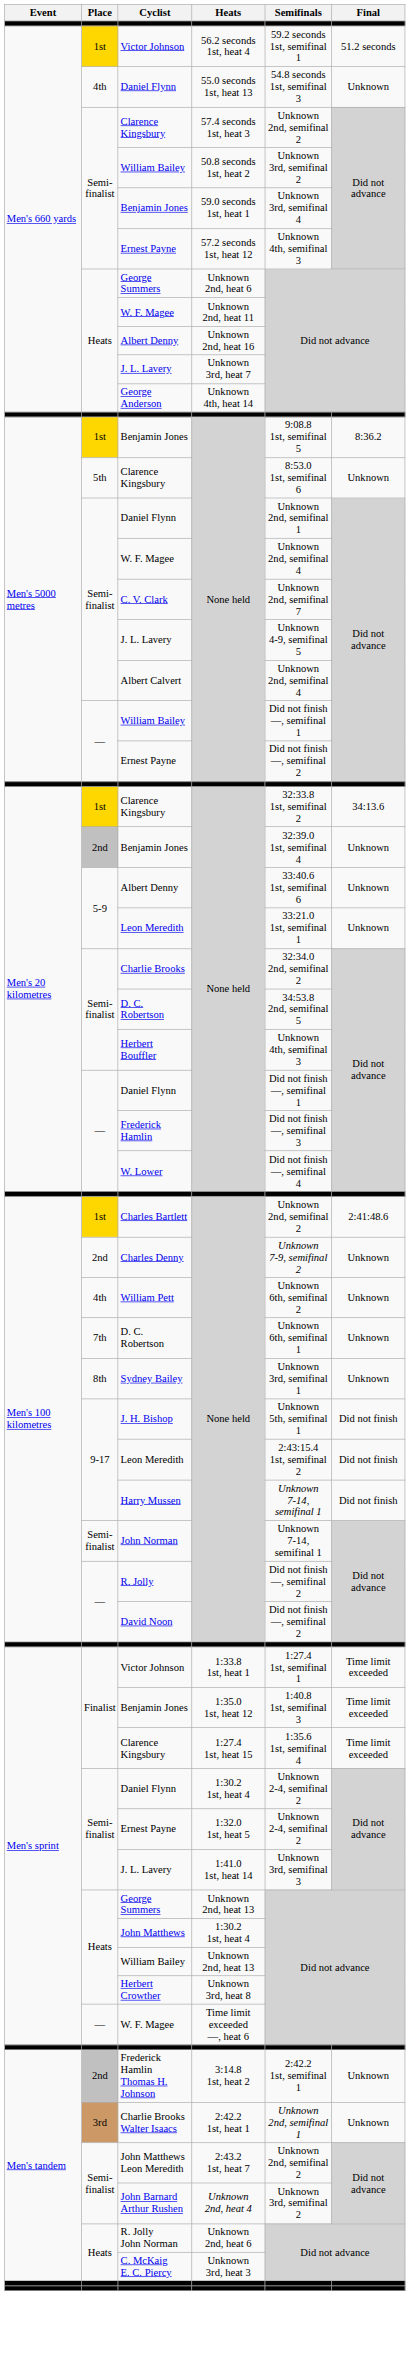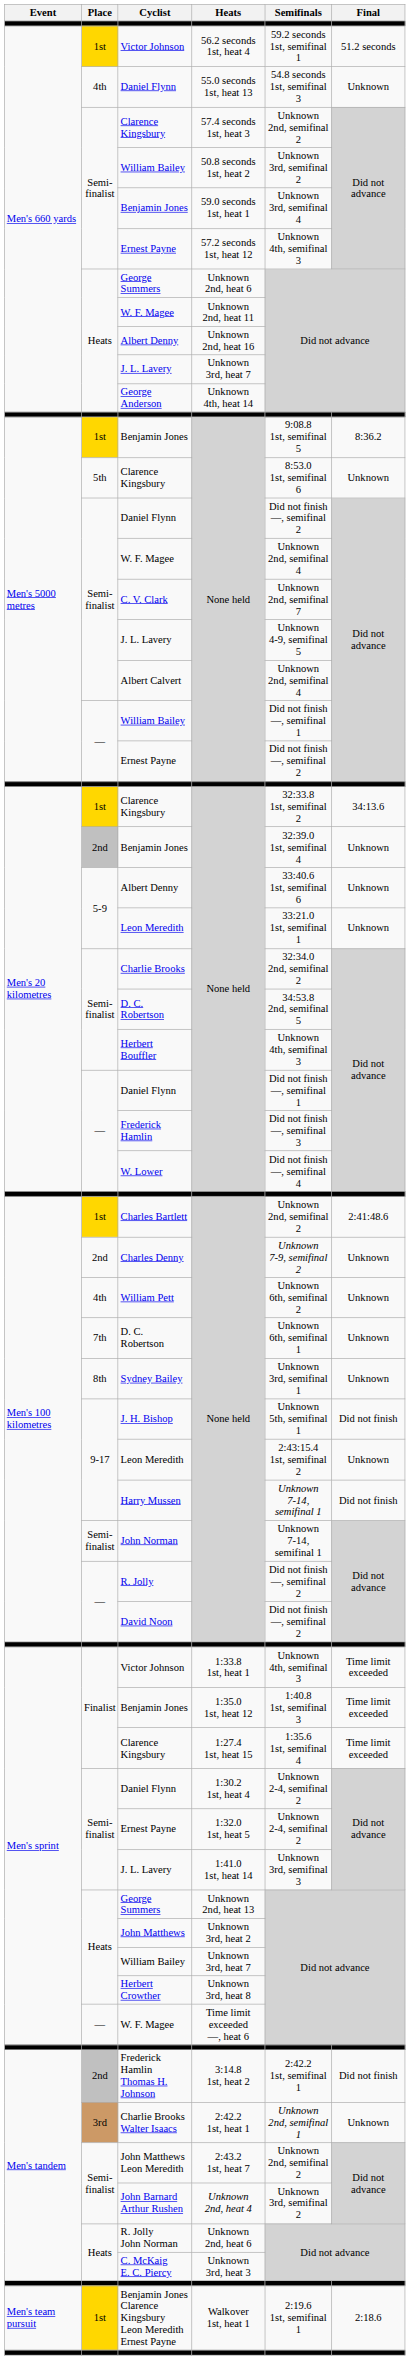(298, 518) Unknown 2nd, semifinal 1 -> (298, 518) Did not finish —, semifinal 2
(368, 1459) Did not finish -> (368, 1459) Unknown
(298, 1667) 1:27.4 1st, semifinal 1 -> (298, 1667) Unknown 4th, semifinal 3
(228, 1932) 1:30.2 1st, heat 4 -> (228, 1932) Unknown 3rd, heat 2
(228, 1961) Unknown 2nd, heat 13 -> (228, 1961) Unknown 3rd, heat 7
(368, 2076) Unknown -> (368, 2076) Did not finish
+ row: (31, 2318)
